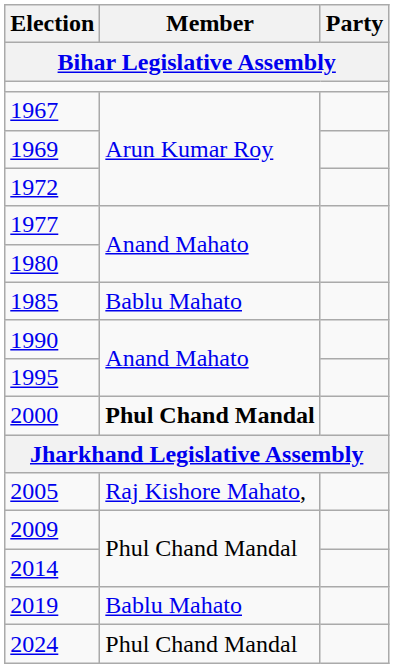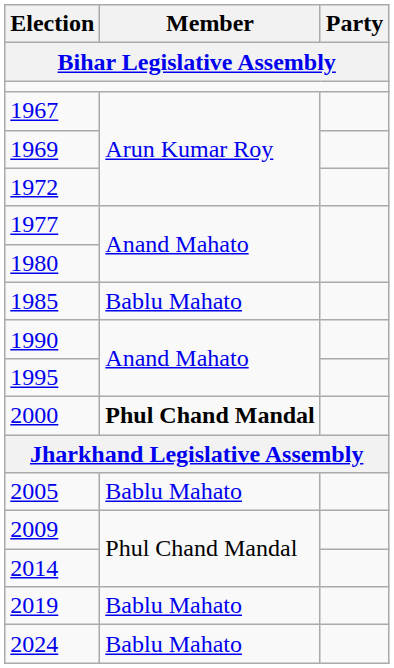(206, 491) Raj Kishore Mahato, -> (174, 491) Bablu Mahato
(201, 643) Phul Chand Mandal -> (174, 643) Bablu Mahato
